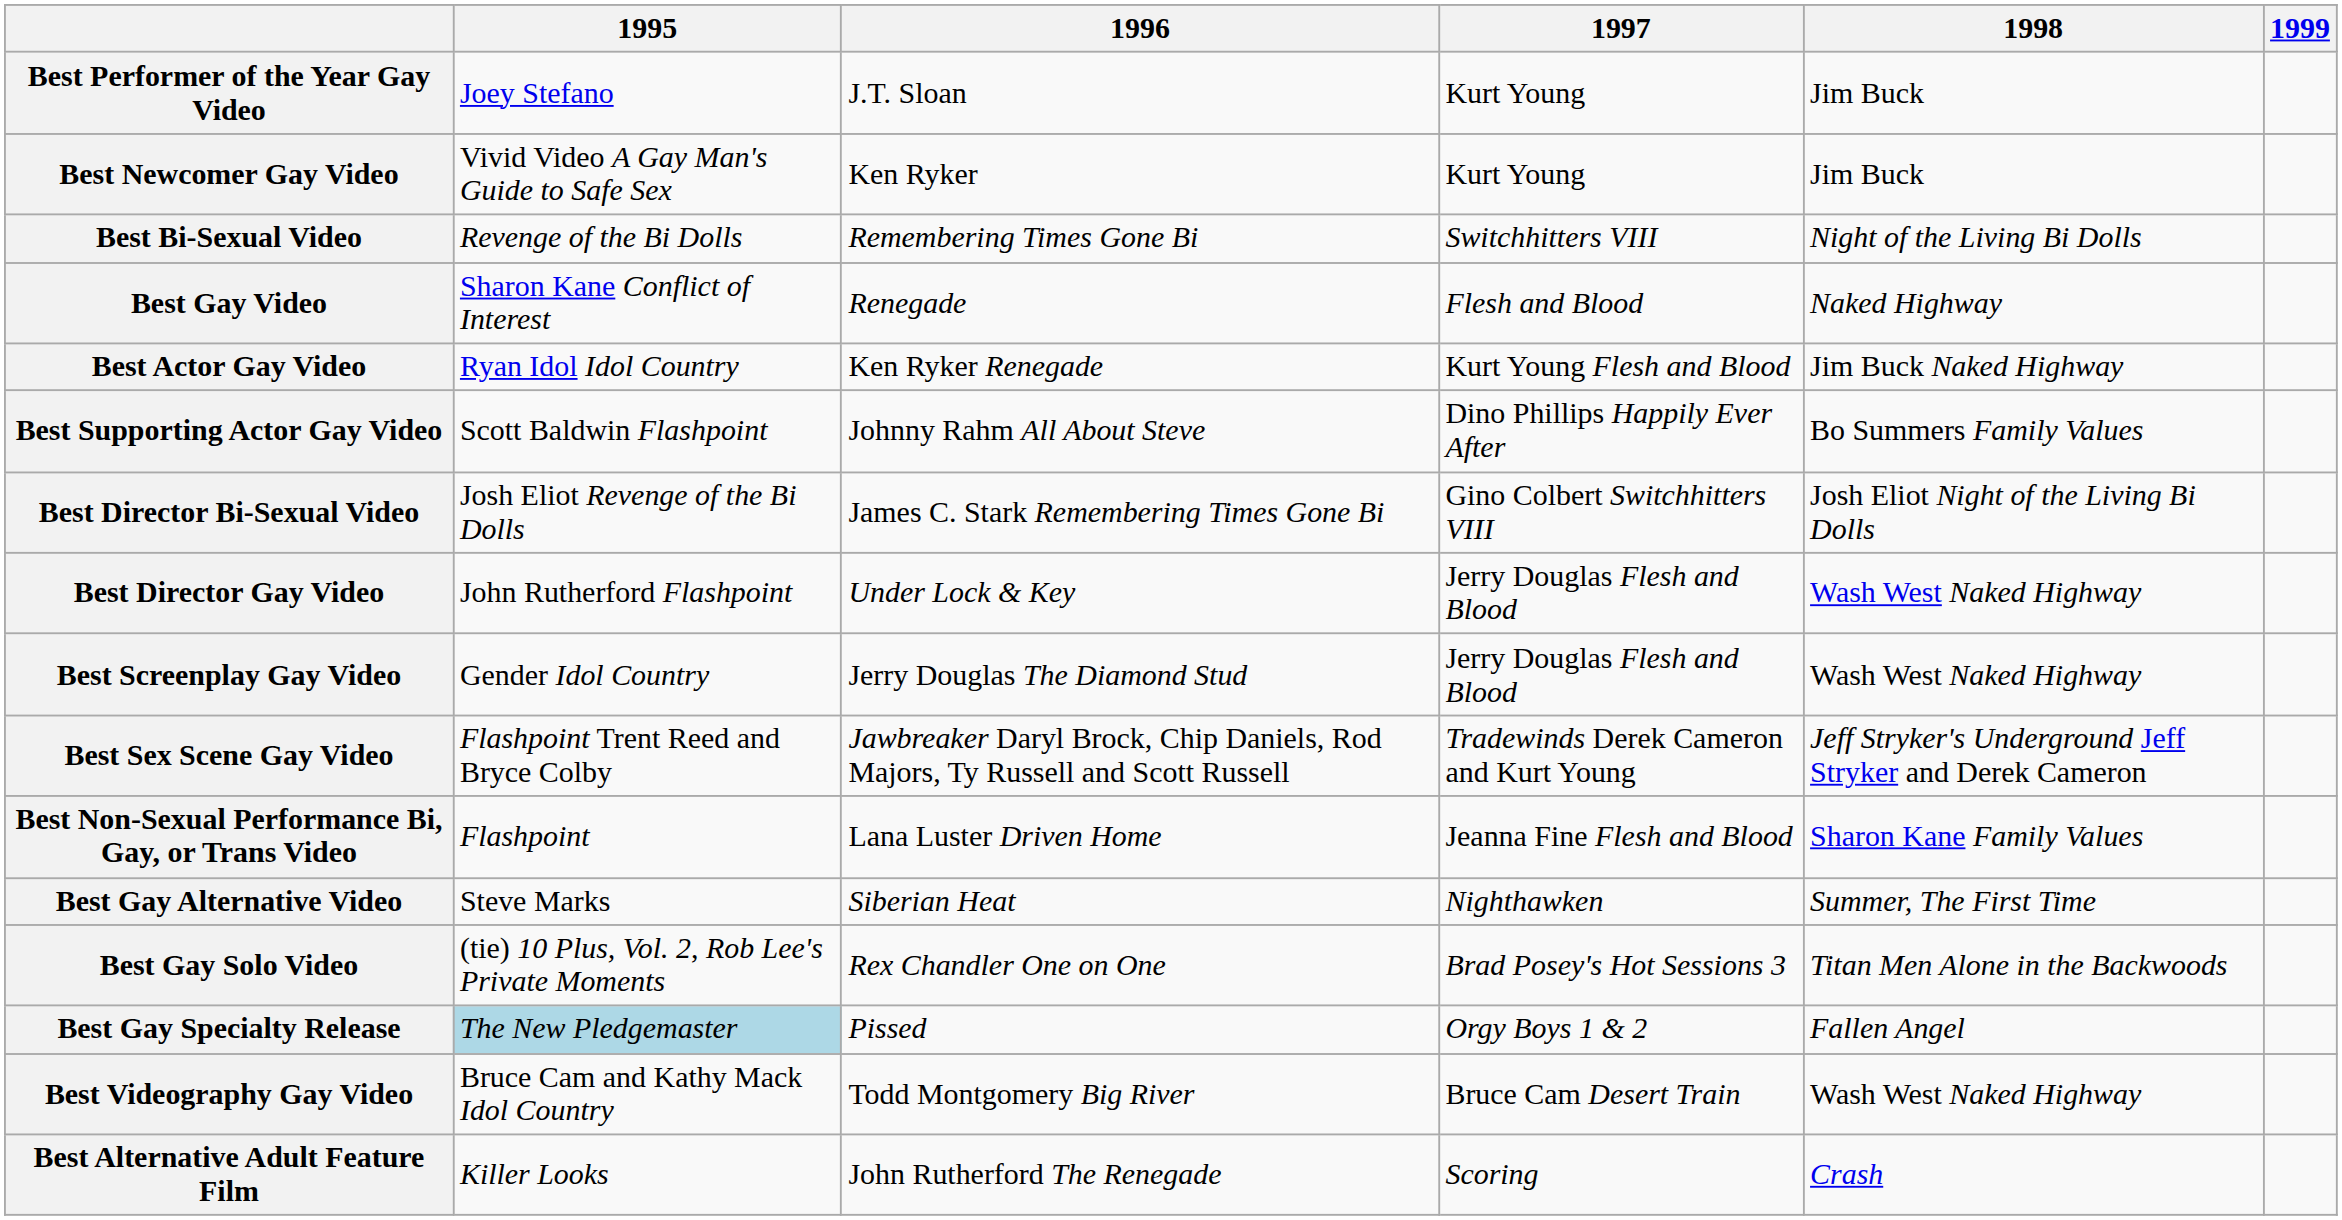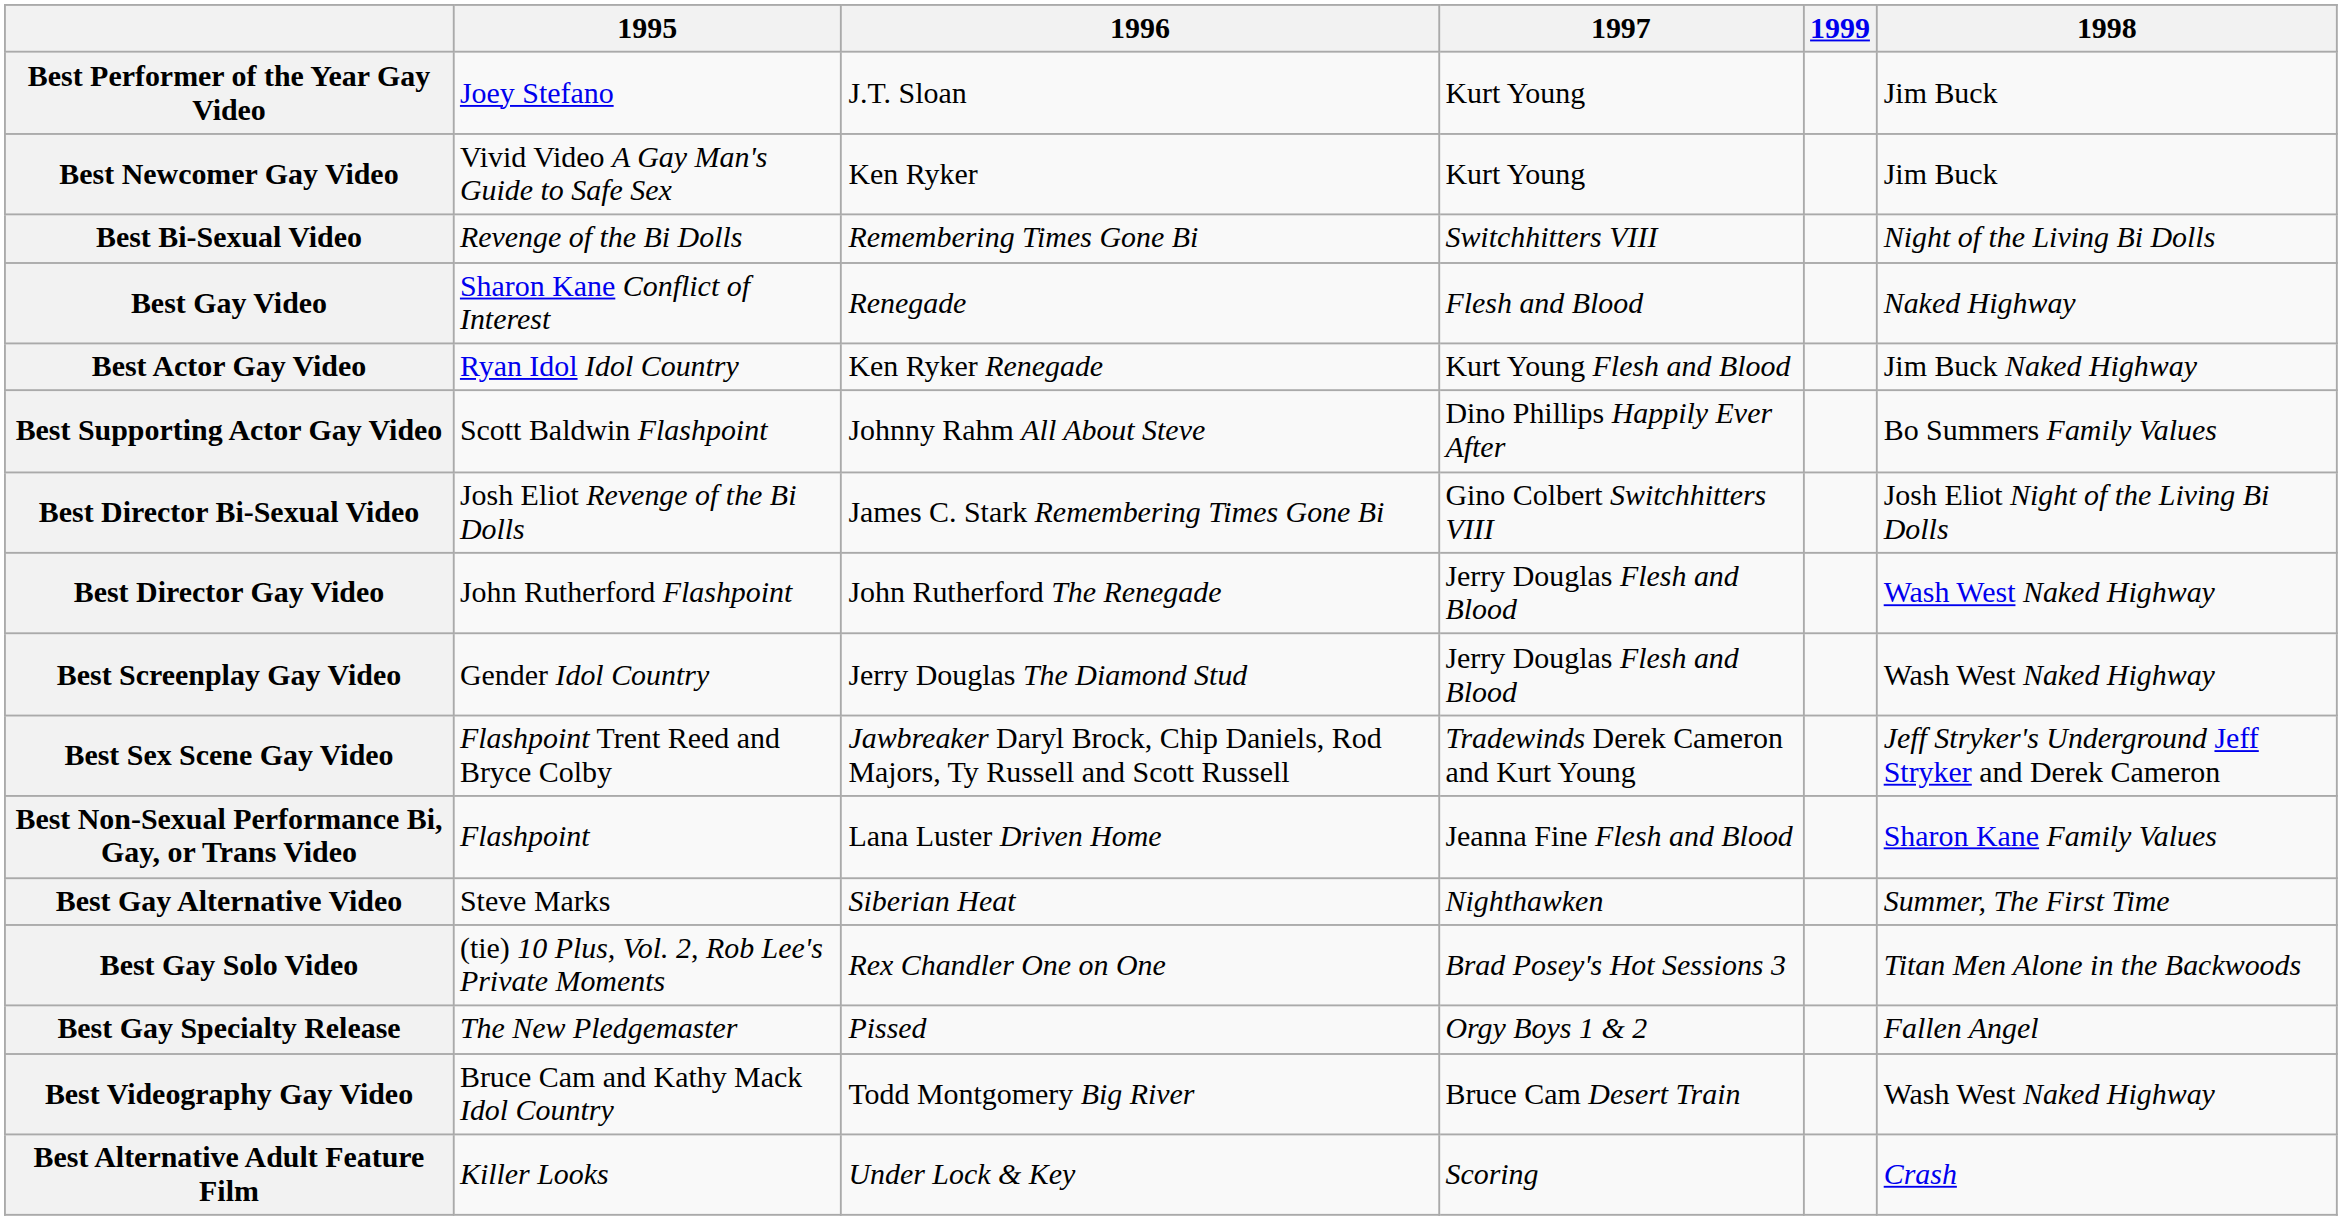columns swapped: (2033, 28) <-> (2300, 28)
(962, 592) Under Lock & Key -> (1035, 592) John Rutherford The Renegade
(599, 1029) lightblue background -> (599, 1029) no background
(1035, 1174) John Rutherford The Renegade -> (962, 1174) Under Lock & Key
